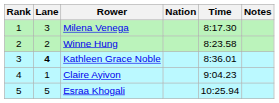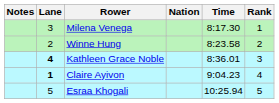columns swapped: (19, 12) <-> (258, 12)
(47, 75) normal -> (50, 75) bold
